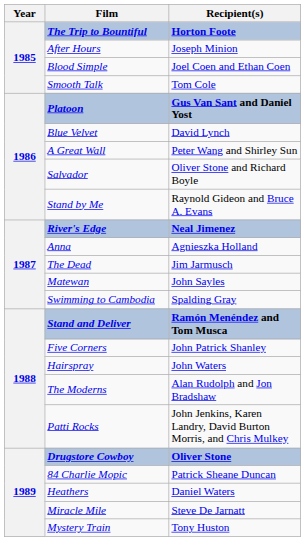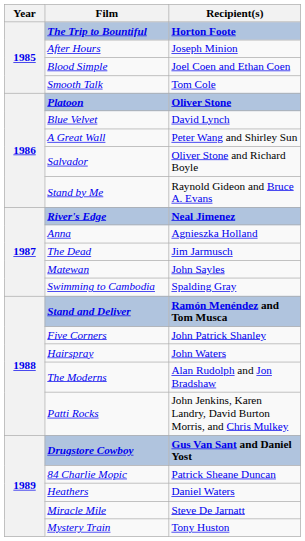(231, 108) Gus Van Sant and Daniel Yost -> (201, 102) Oliver Stone
(201, 456) Oliver Stone -> (231, 450) Gus Van Sant and Daniel Yost
